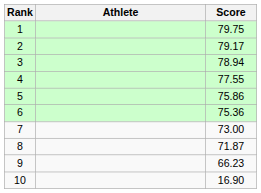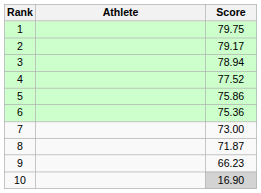(231, 79) 77.55 -> (231, 79) 77.52
(231, 180) no background -> (231, 180) lightgrey background
